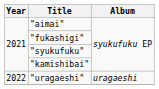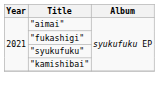- row: (57, 78)
